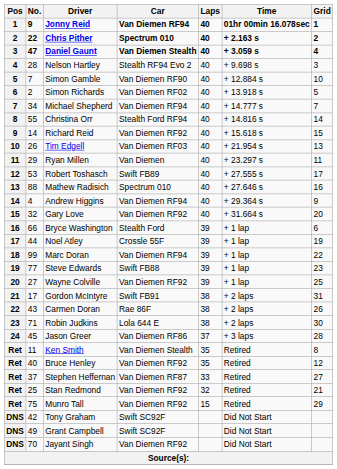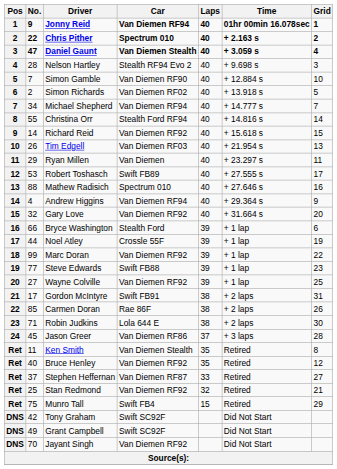(153, 255) Van Diemen RF94 -> (153, 255) Van Diemen RF92
(32, 309) 43 -> (32, 309) 85
(153, 404) Van Diemen RF92 -> (137, 404) Swift FB4
